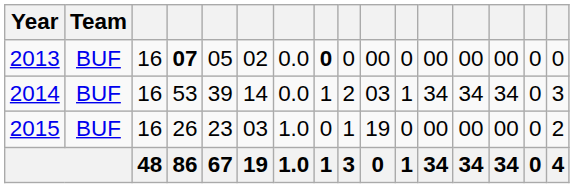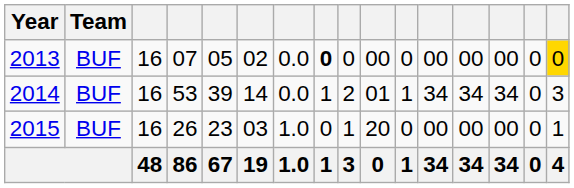(185, 57) bold -> (185, 57) normal
(558, 57) no background -> (558, 57) gold background
(378, 93) 03 -> (378, 93) 01
(378, 128) 19 -> (378, 128) 20
(558, 128) 2 -> (558, 128) 1
